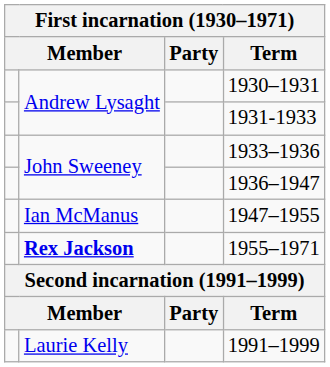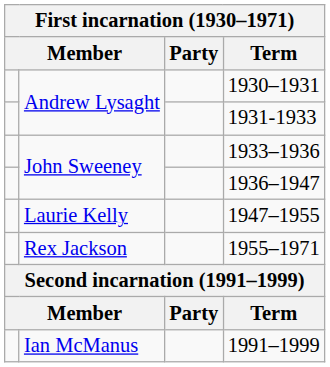(81, 215) Ian McManus -> (76, 215) Laurie Kelly
(79, 248) bold -> (75, 248) normal
(76, 345) Laurie Kelly -> (81, 345) Ian McManus
